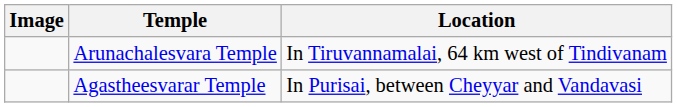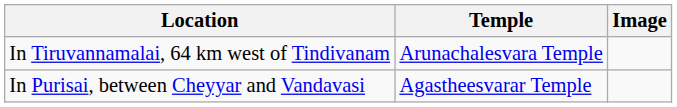columns swapped: (37, 20) <-> (477, 20)
